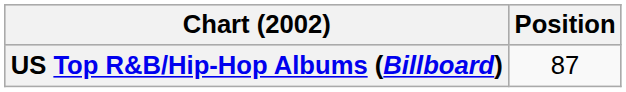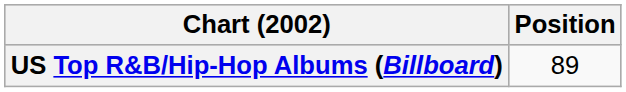(565, 65) 87 -> (565, 65) 89
